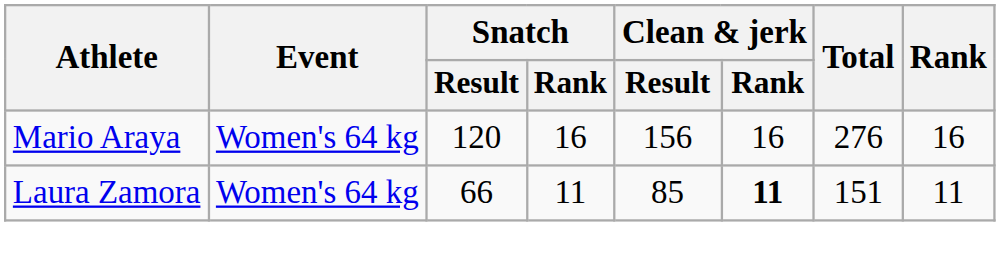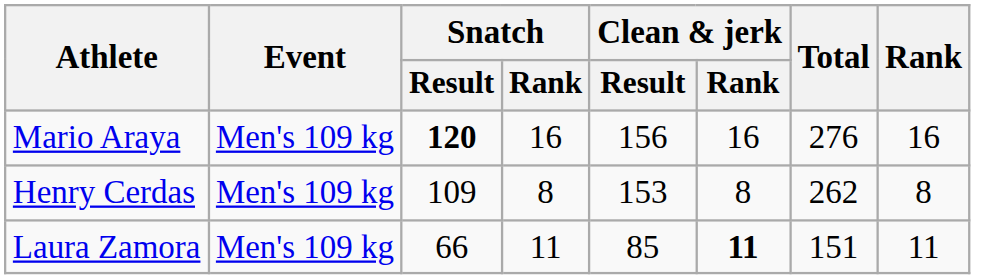(317, 137) Women's 64 kg -> (305, 137) Men's 109 kg
(476, 137) normal -> (452, 137) bold
+ row: (104, 192)
(317, 192) Women's 64 kg -> (305, 246) Men's 109 kg
